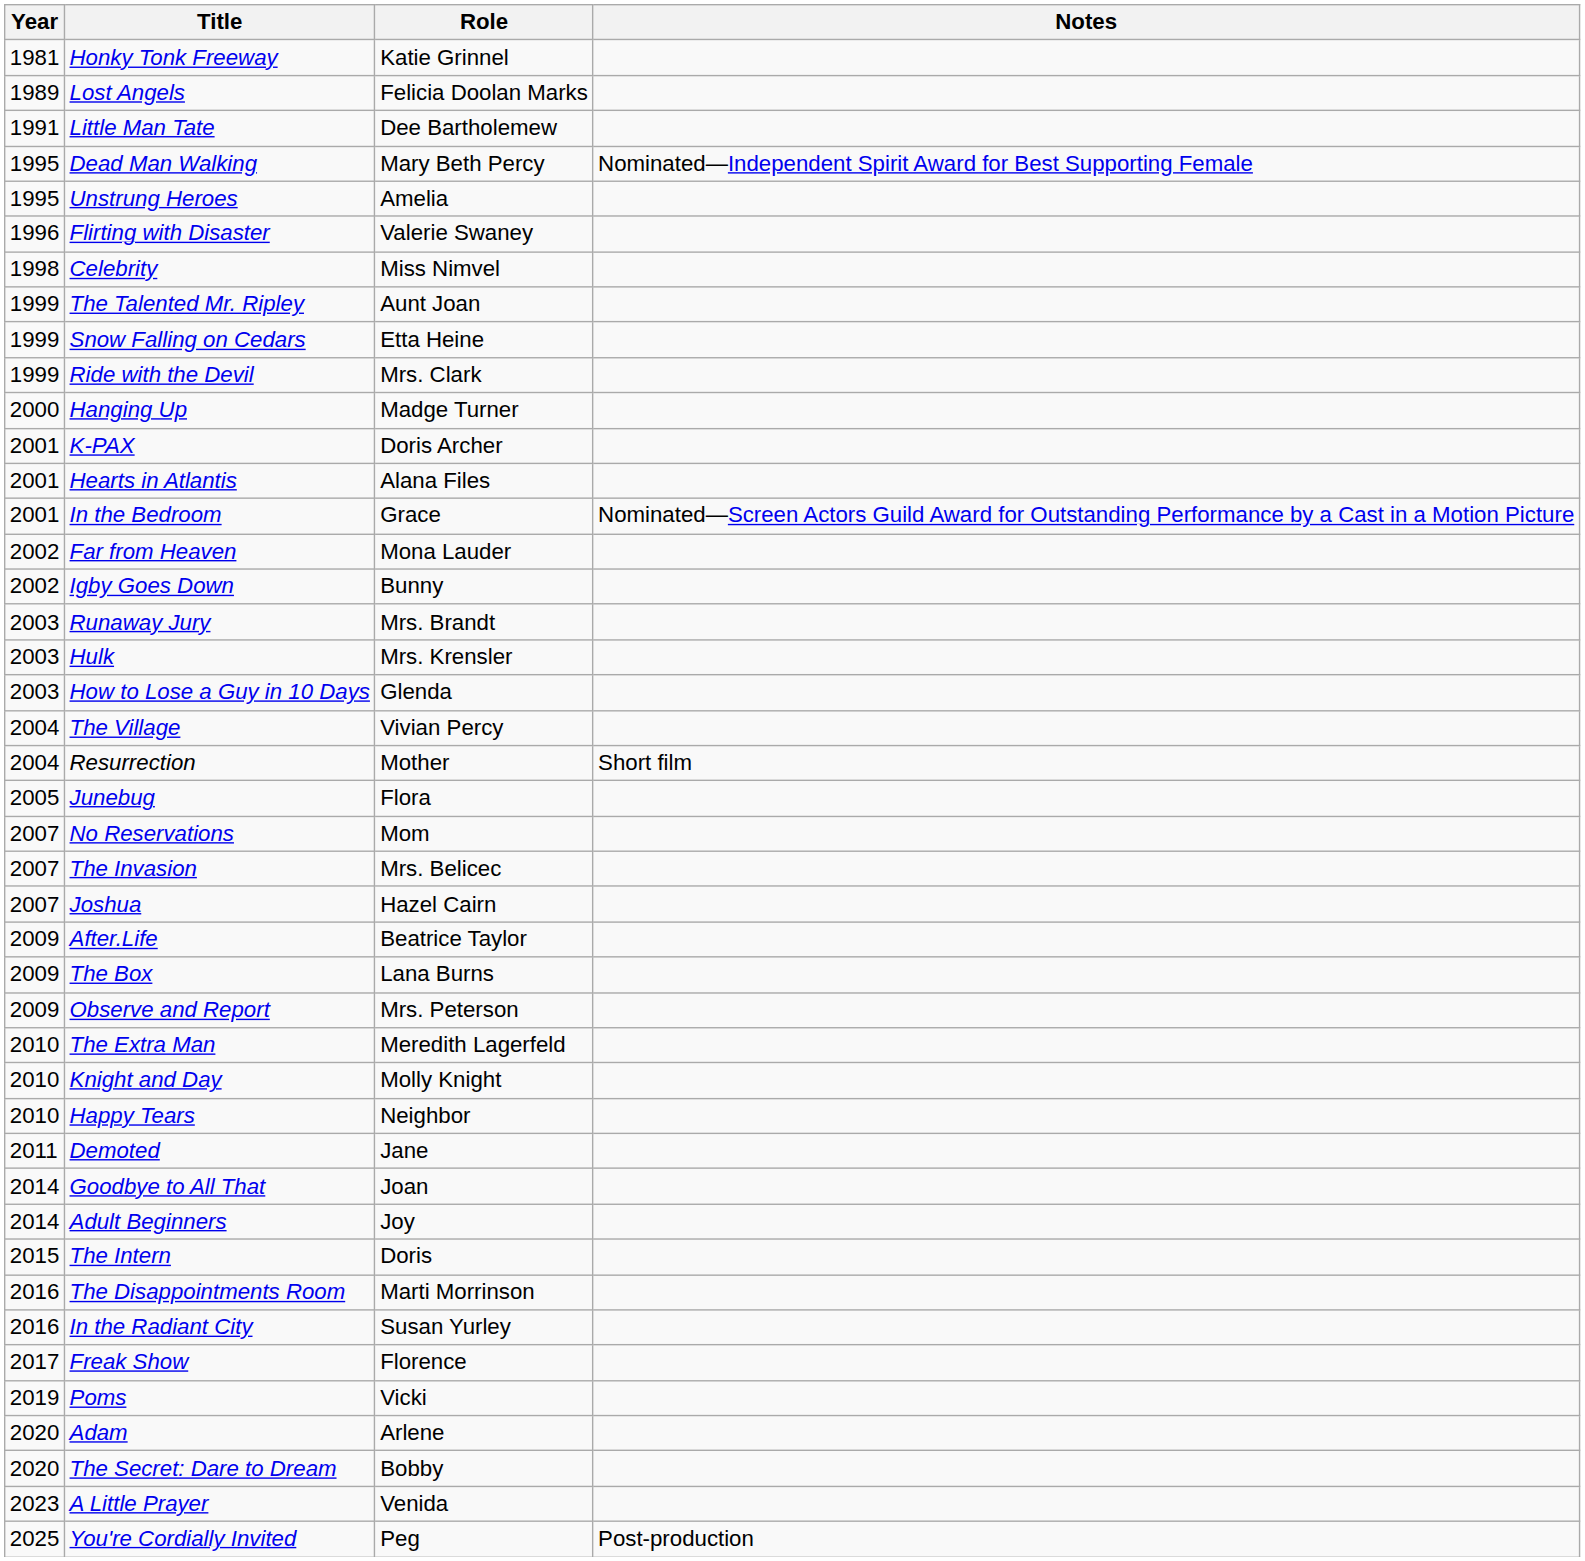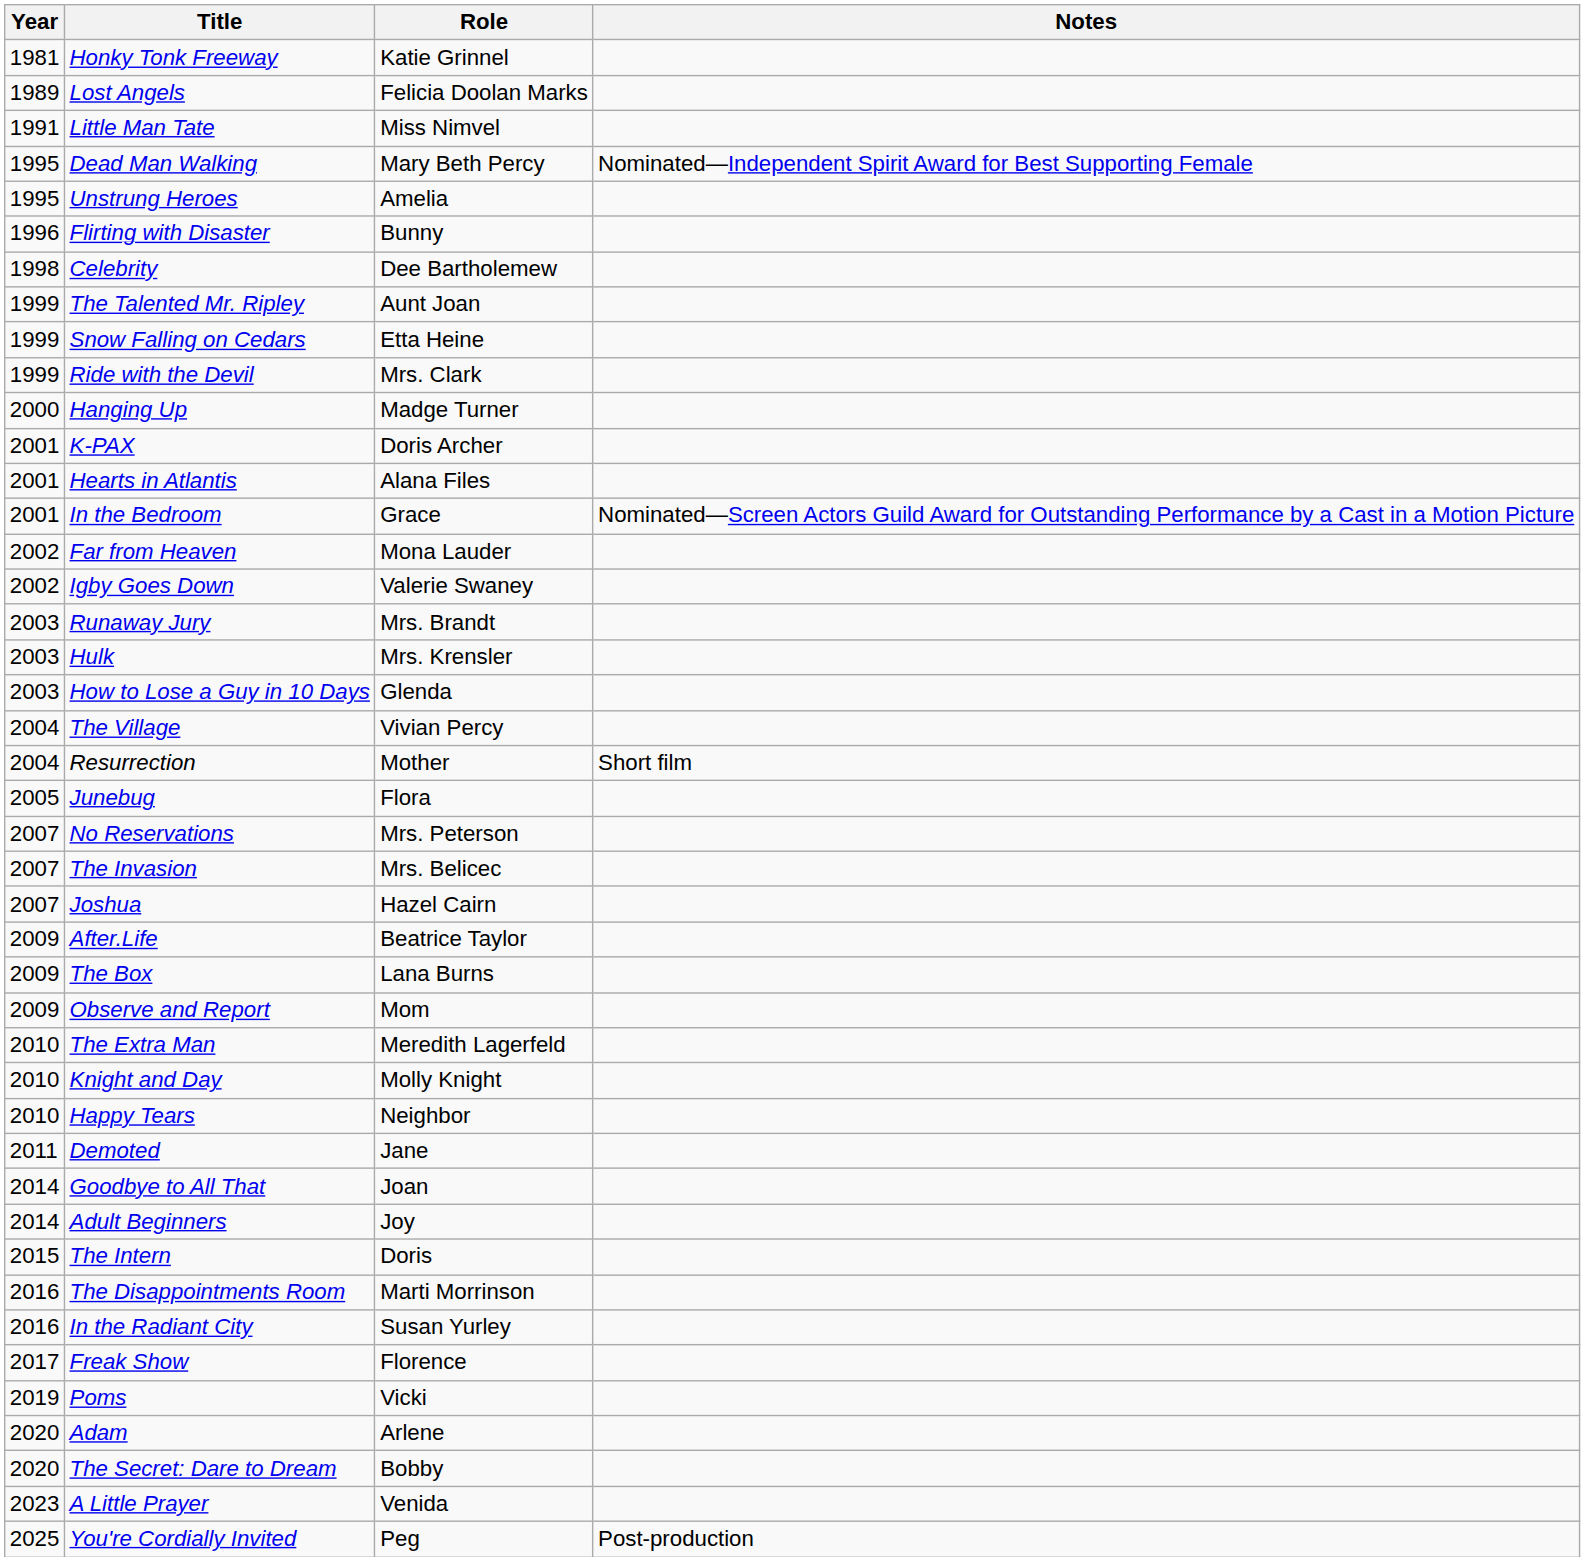(469, 127) Dee Bartholemew -> (440, 127) Miss Nimvel
(457, 233) Valerie Swaney -> (412, 233) Bunny
(440, 269) Miss Nimvel -> (469, 269) Dee Bartholemew
(412, 586) Bunny -> (457, 586) Valerie Swaney
(405, 833) Mom -> (449, 833) Mrs. Peterson
(449, 1009) Mrs. Peterson -> (405, 1009) Mom
